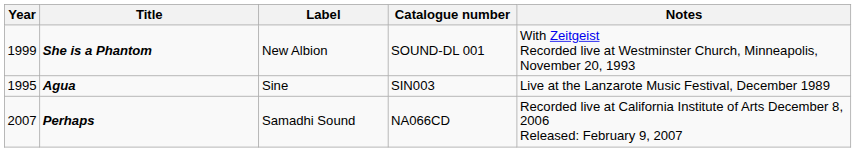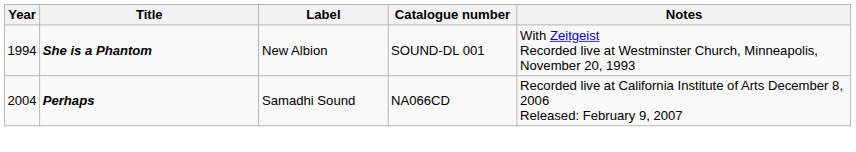(22, 50) 1999 -> (22, 50) 1994
- row: (59, 86)
(22, 121) 2007 -> (22, 100) 2004
